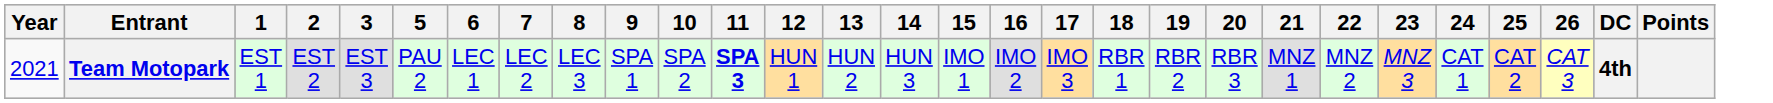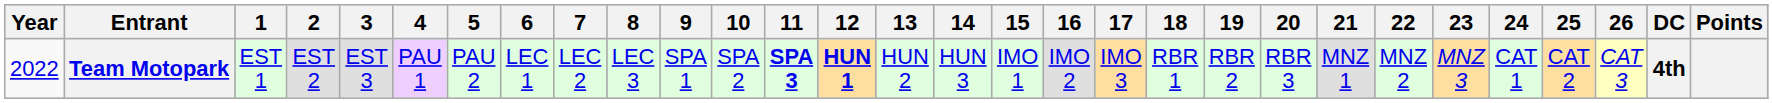+ column: (420, 22)
(34, 68) 2021 -> (34, 68) 2022
(794, 68) normal -> (847, 68) bold
